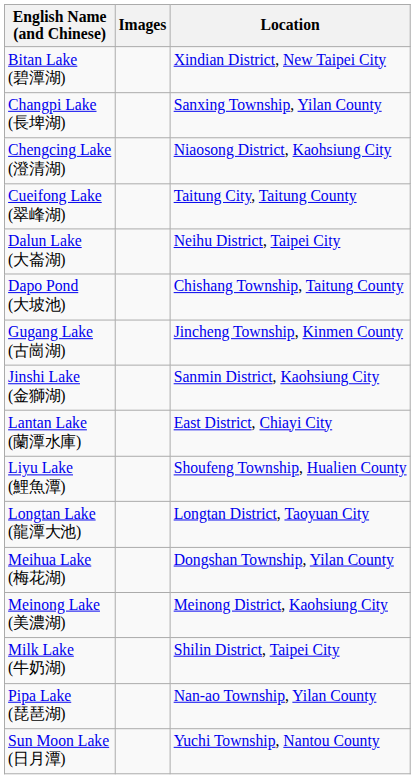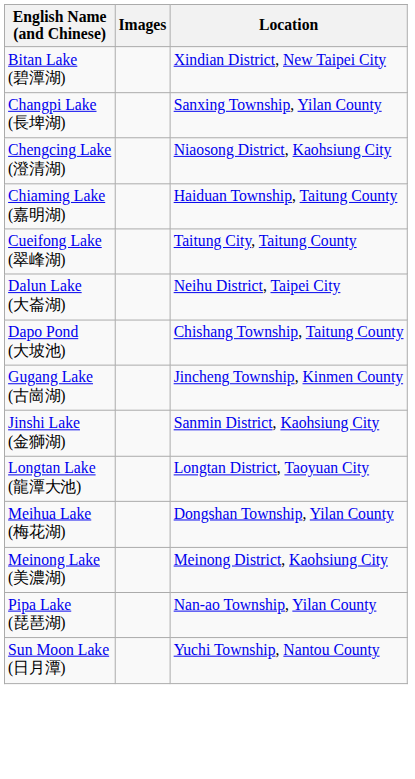+ row: (57, 205)
- row: (48, 432)
- row: (41, 477)
- row: (41, 659)
